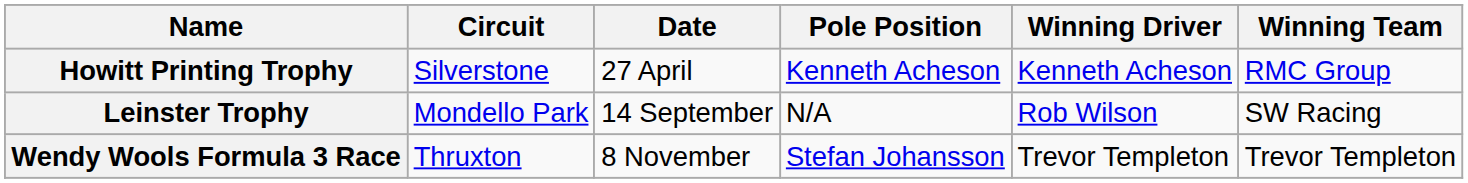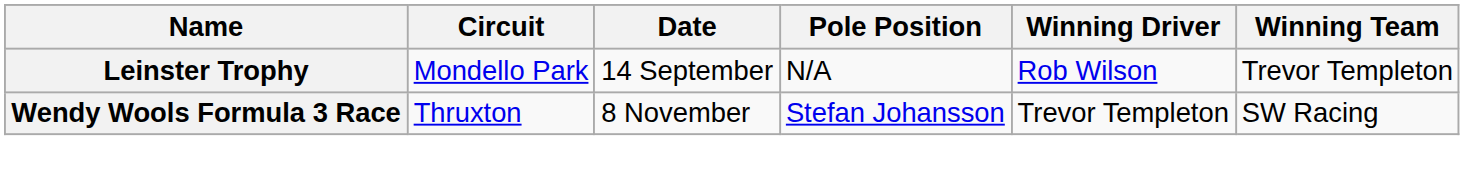- row: (206, 70)
(1313, 113) SW Racing -> (1347, 70) Trevor Templeton
(1350, 157) Trevor Templeton -> (1310, 113) SW Racing
